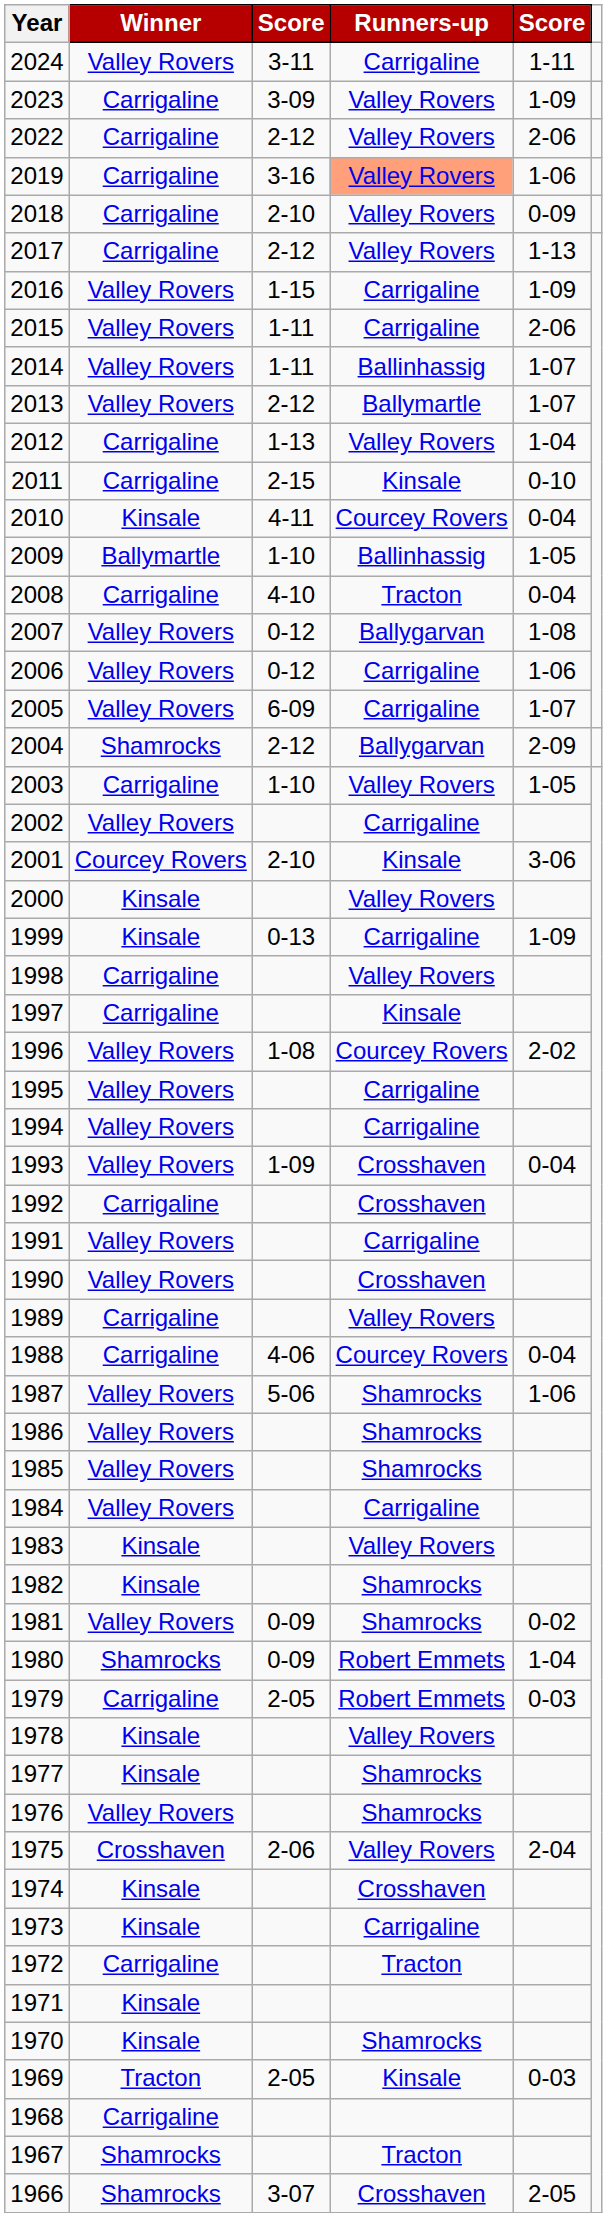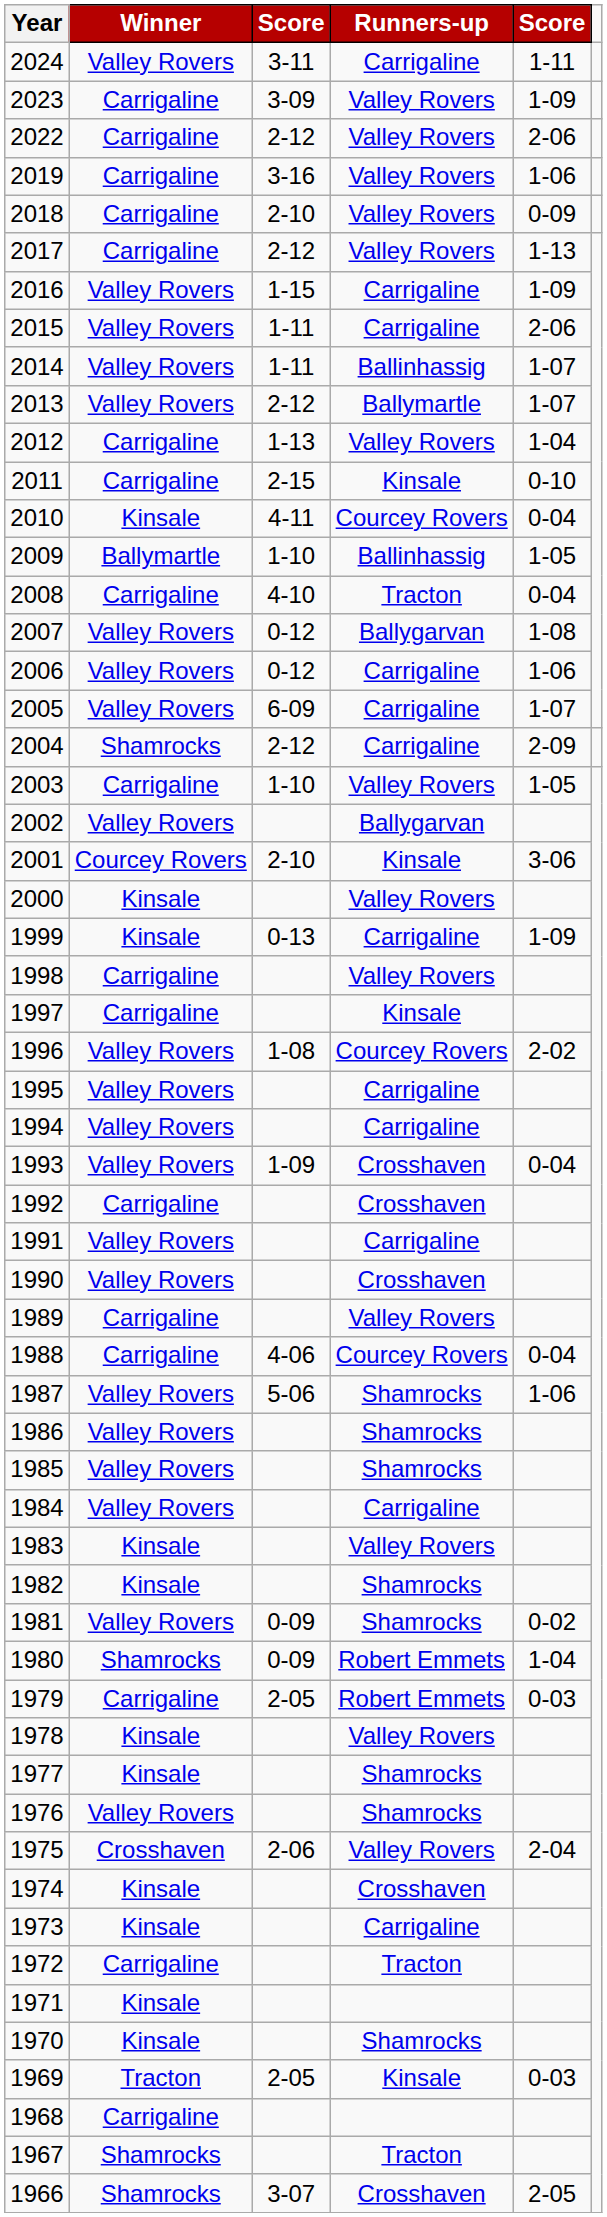(422, 175) lightsalmon background -> (422, 175) no background
(422, 746) Ballygarvan -> (422, 746) Carrigaline
(422, 822) Carrigaline -> (422, 822) Ballygarvan
